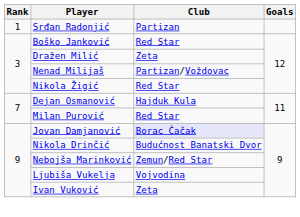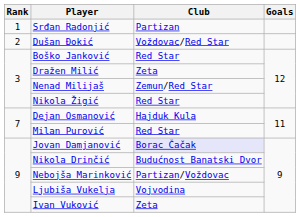+ row: (63, 41)
(182, 71) Partizan/Voždovac -> (174, 86) Zemun/Red Star
(174, 160) Zemun/Red Star -> (182, 175) Partizan/Voždovac
